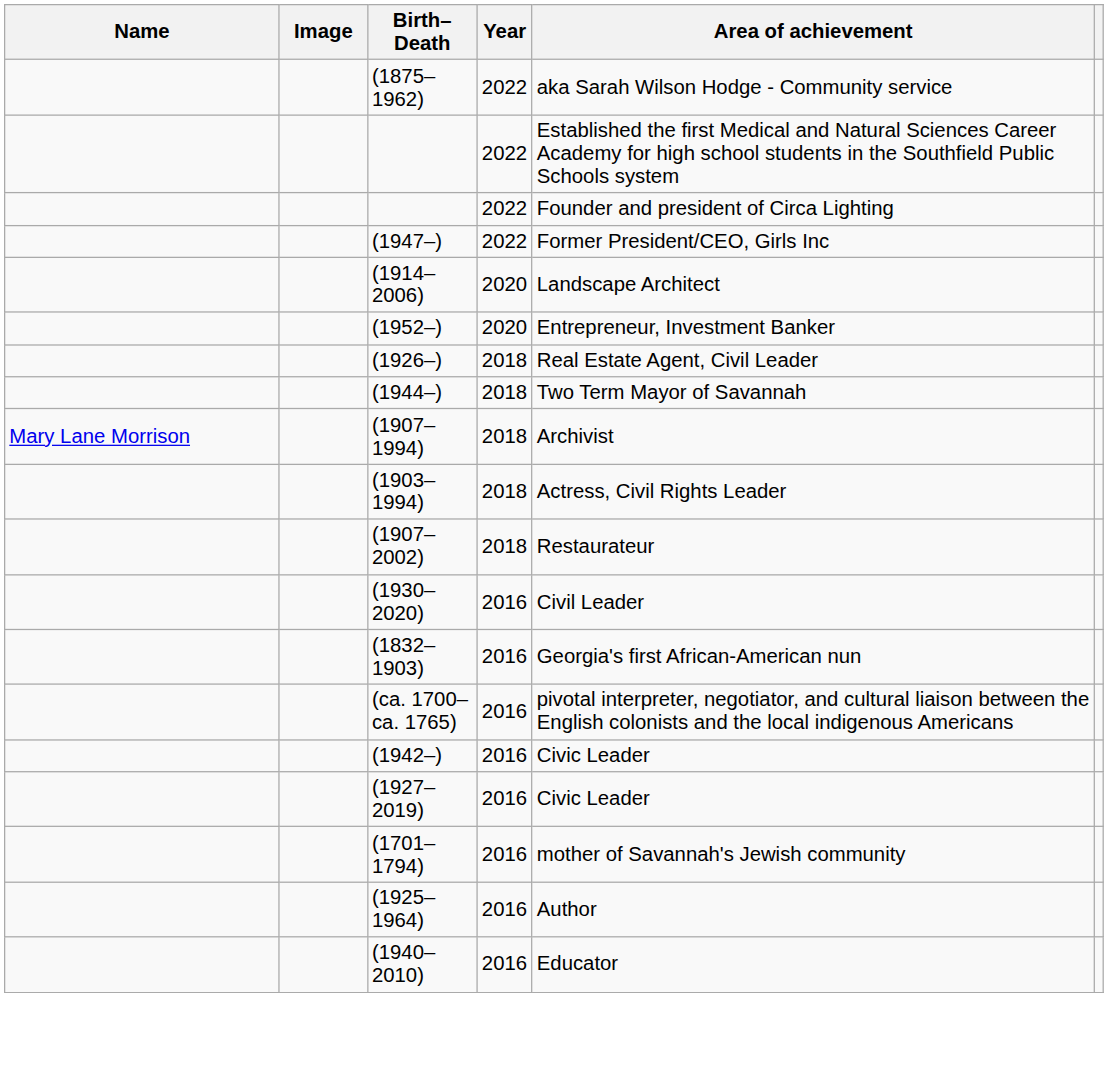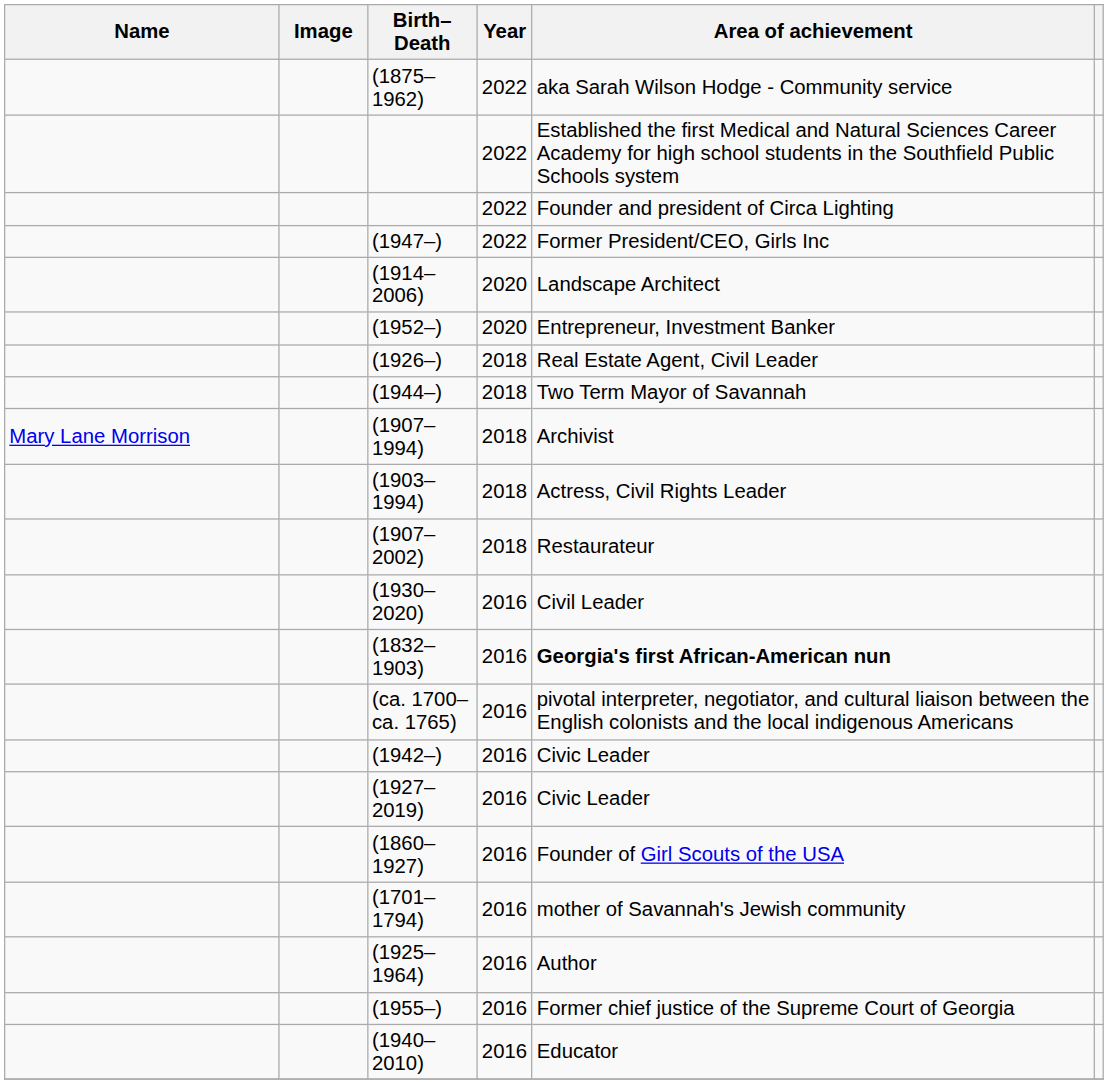(699, 656) normal -> (714, 656) bold
+ row: (404, 854)
+ row: (407, 1008)
